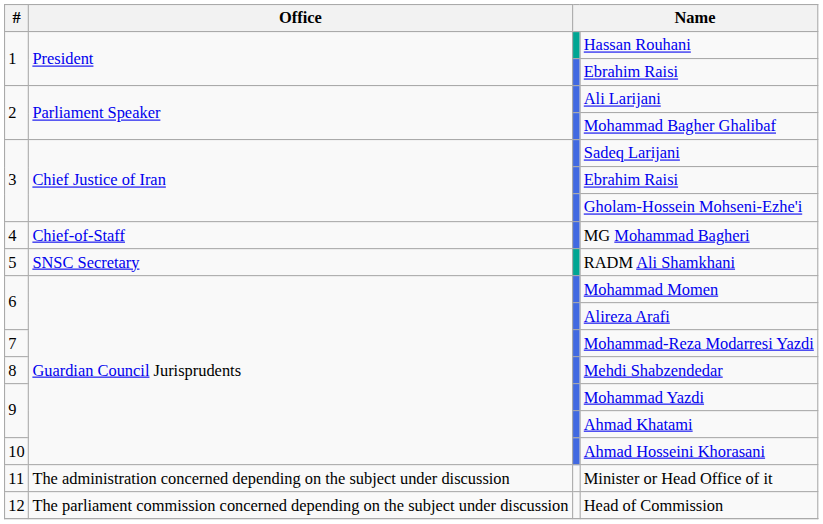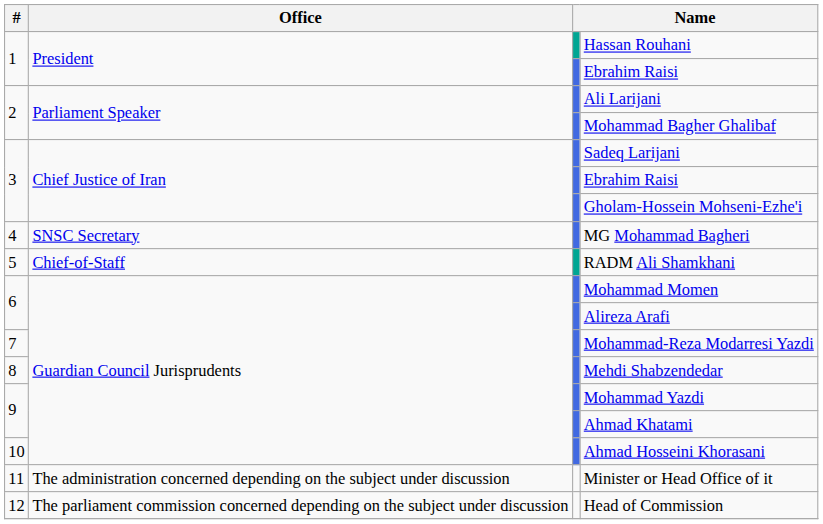(79, 234) Chief-of-Staff -> (86, 234) SNSC Secretary
(86, 261) SNSC Secretary -> (79, 261) Chief-of-Staff
